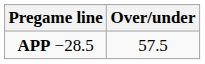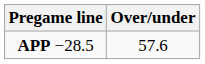(153, 44) 57.5 -> (153, 44) 57.6
